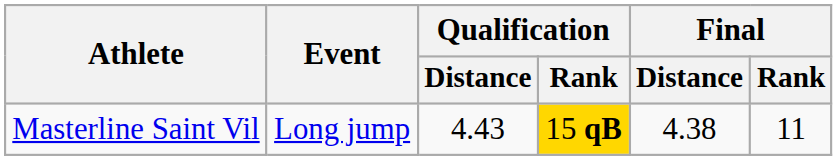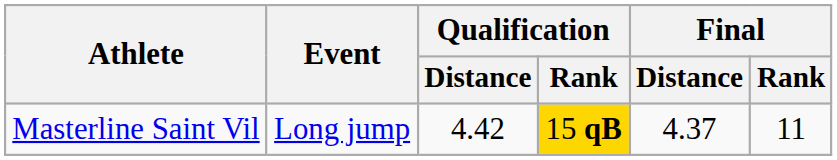(478, 129) 4.43 -> (478, 129) 4.42
(690, 129) 4.38 -> (690, 129) 4.37
